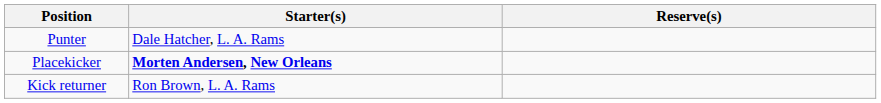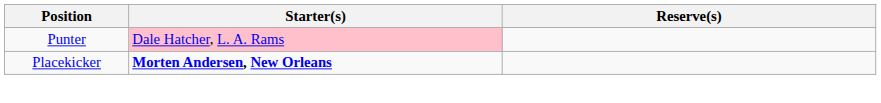(208, 39) no background -> (208, 39) pink background
- row: (67, 86)
